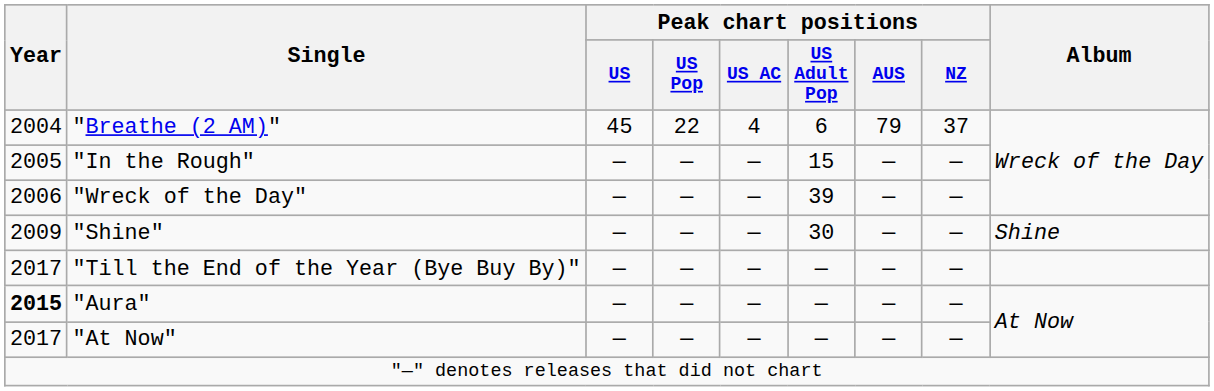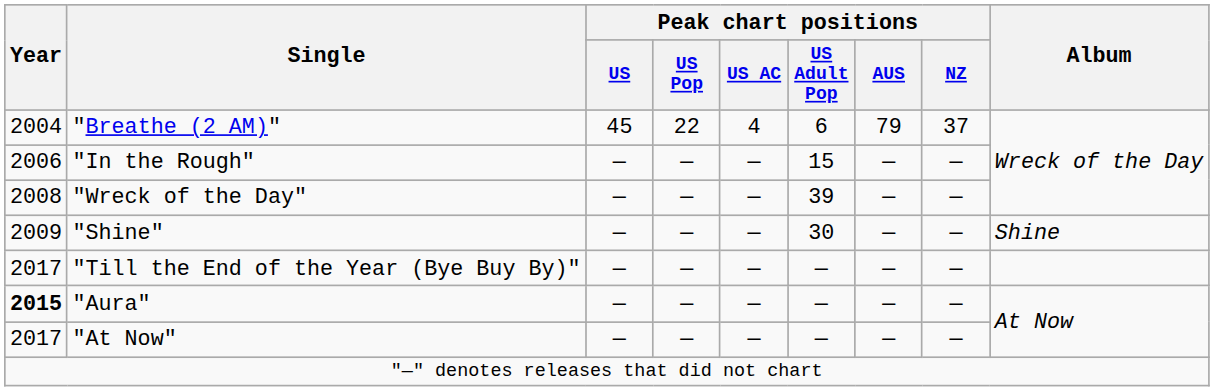(36, 162) 2005 -> (36, 162) 2006
(36, 198) 2006 -> (36, 198) 2008
